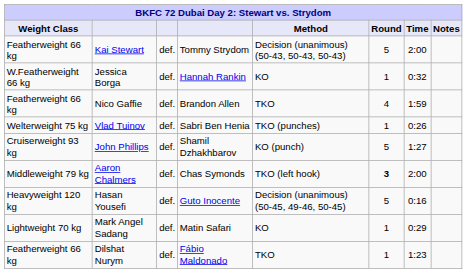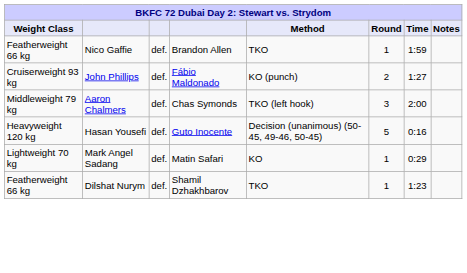- row: (119, 49)
- row: (111, 76)
(386, 103) 4 -> (386, 49) 1
- row: (120, 125)
(208, 146) Shamil Dzhakhbarov -> (196, 76) Fábio Maldonado
(386, 146) 5 -> (386, 76) 2
(386, 173) bold -> (386, 103) normal
(204, 255) Fábio Maldonado -> (200, 185) Shamil Dzhakhbarov
